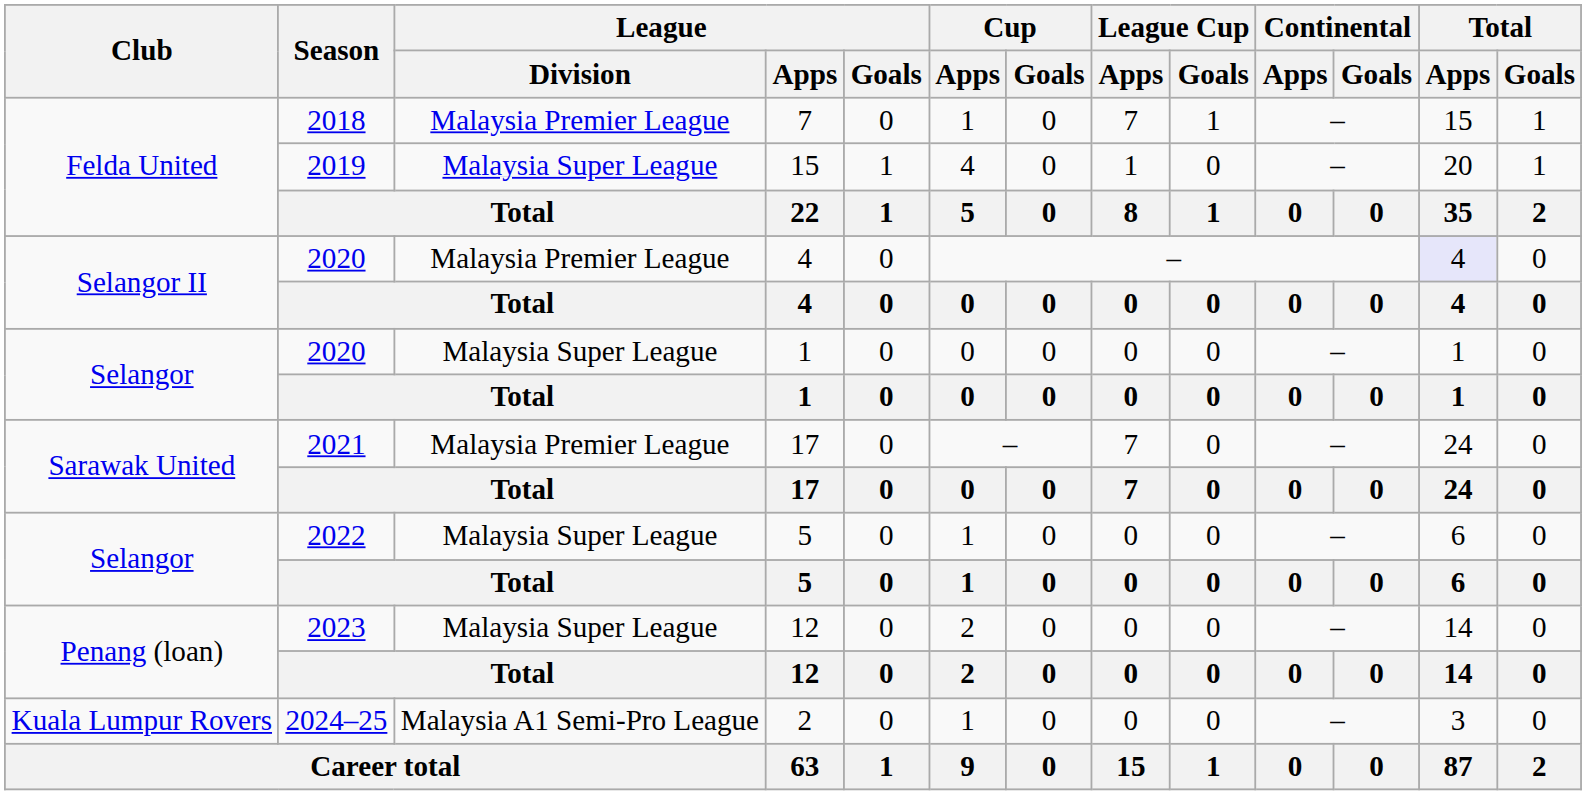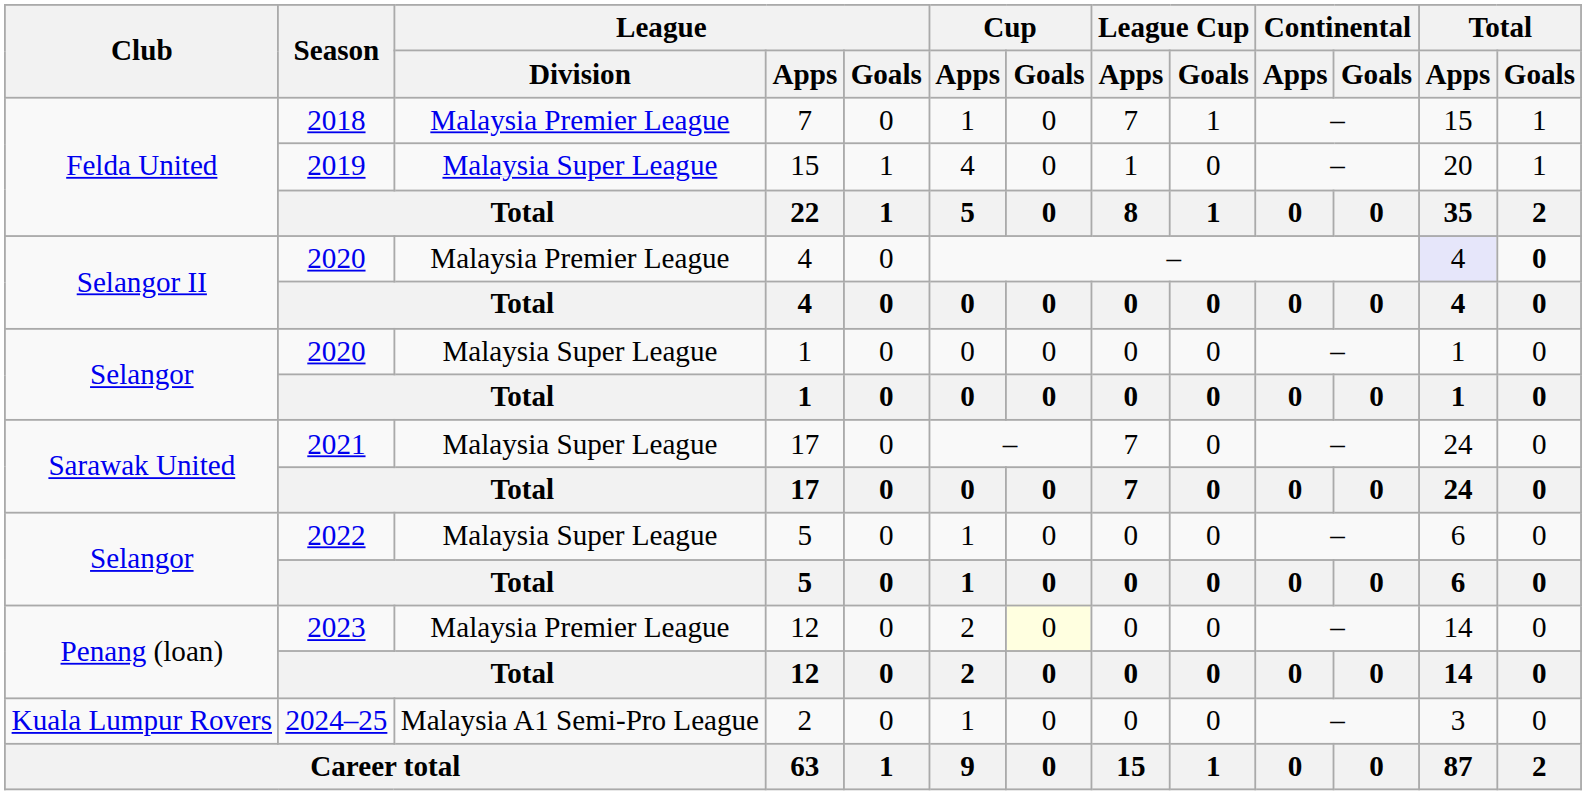(1539, 258) normal -> (1539, 258) bold
(580, 443) Malaysia Premier League -> (580, 443) Malaysia Super League
(580, 627) Malaysia Super League -> (580, 627) Malaysia Premier League
(1049, 627) no background -> (1049, 627) lightyellow background
